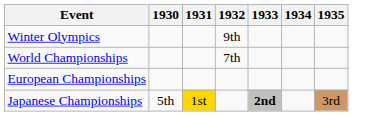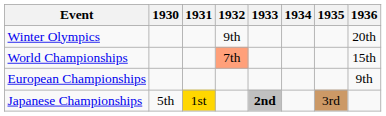+ column: (364, 15)
(232, 57) no background -> (232, 57) lightsalmon background
